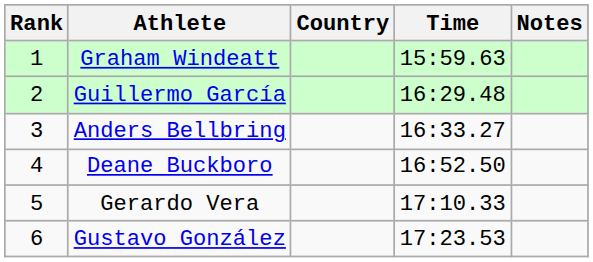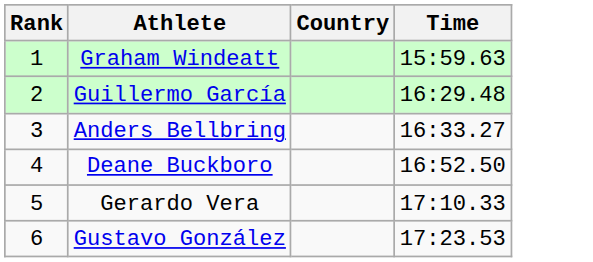- column: (550, 23)
